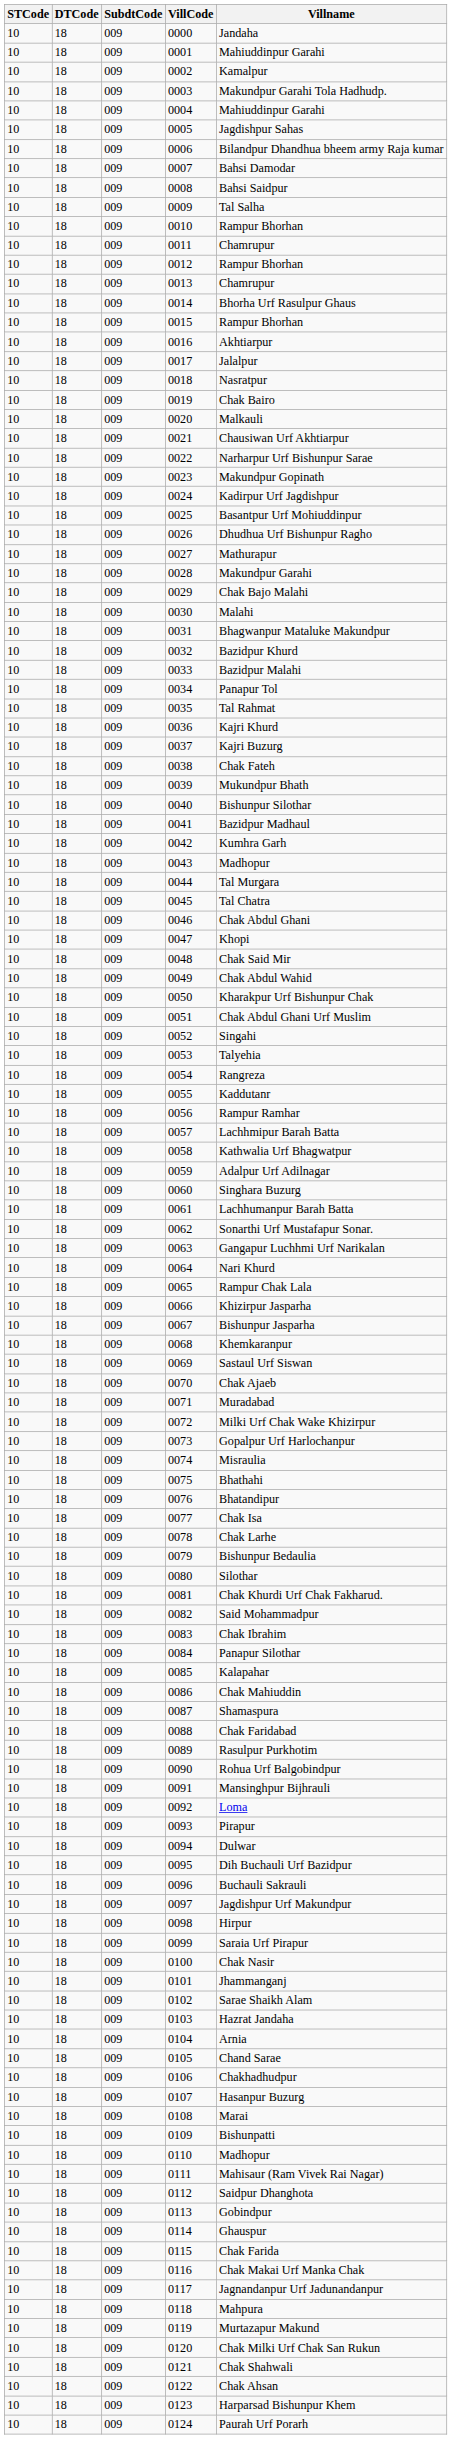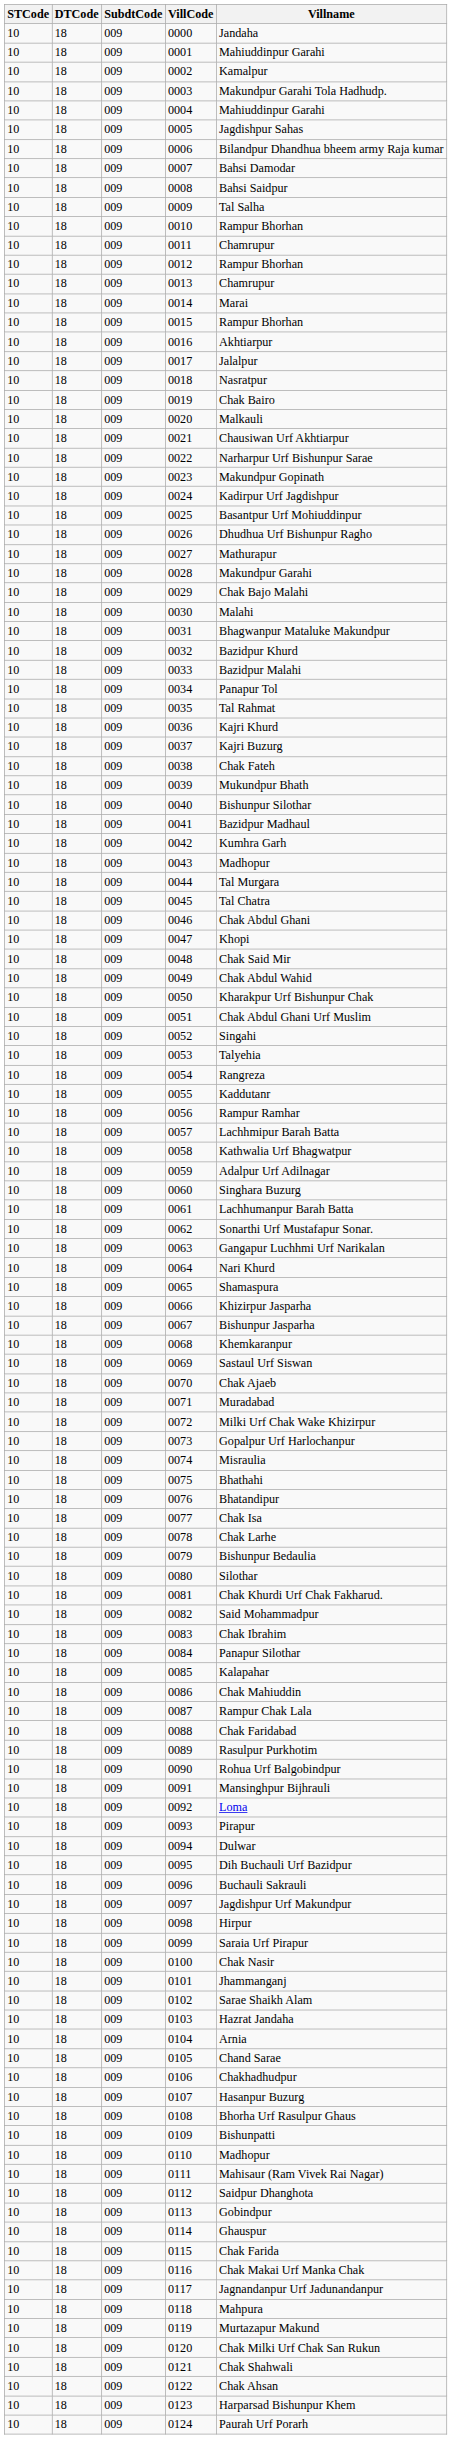(287, 303) Bhorha Urf Rasulpur Ghaus -> (234, 303) Marai
(265, 1286) Rampur Chak Lala -> (249, 1286) Shamaspura
(249, 1711) Shamaspura -> (265, 1711) Rampur Chak Lala
(234, 2116) Marai -> (287, 2116) Bhorha Urf Rasulpur Ghaus
